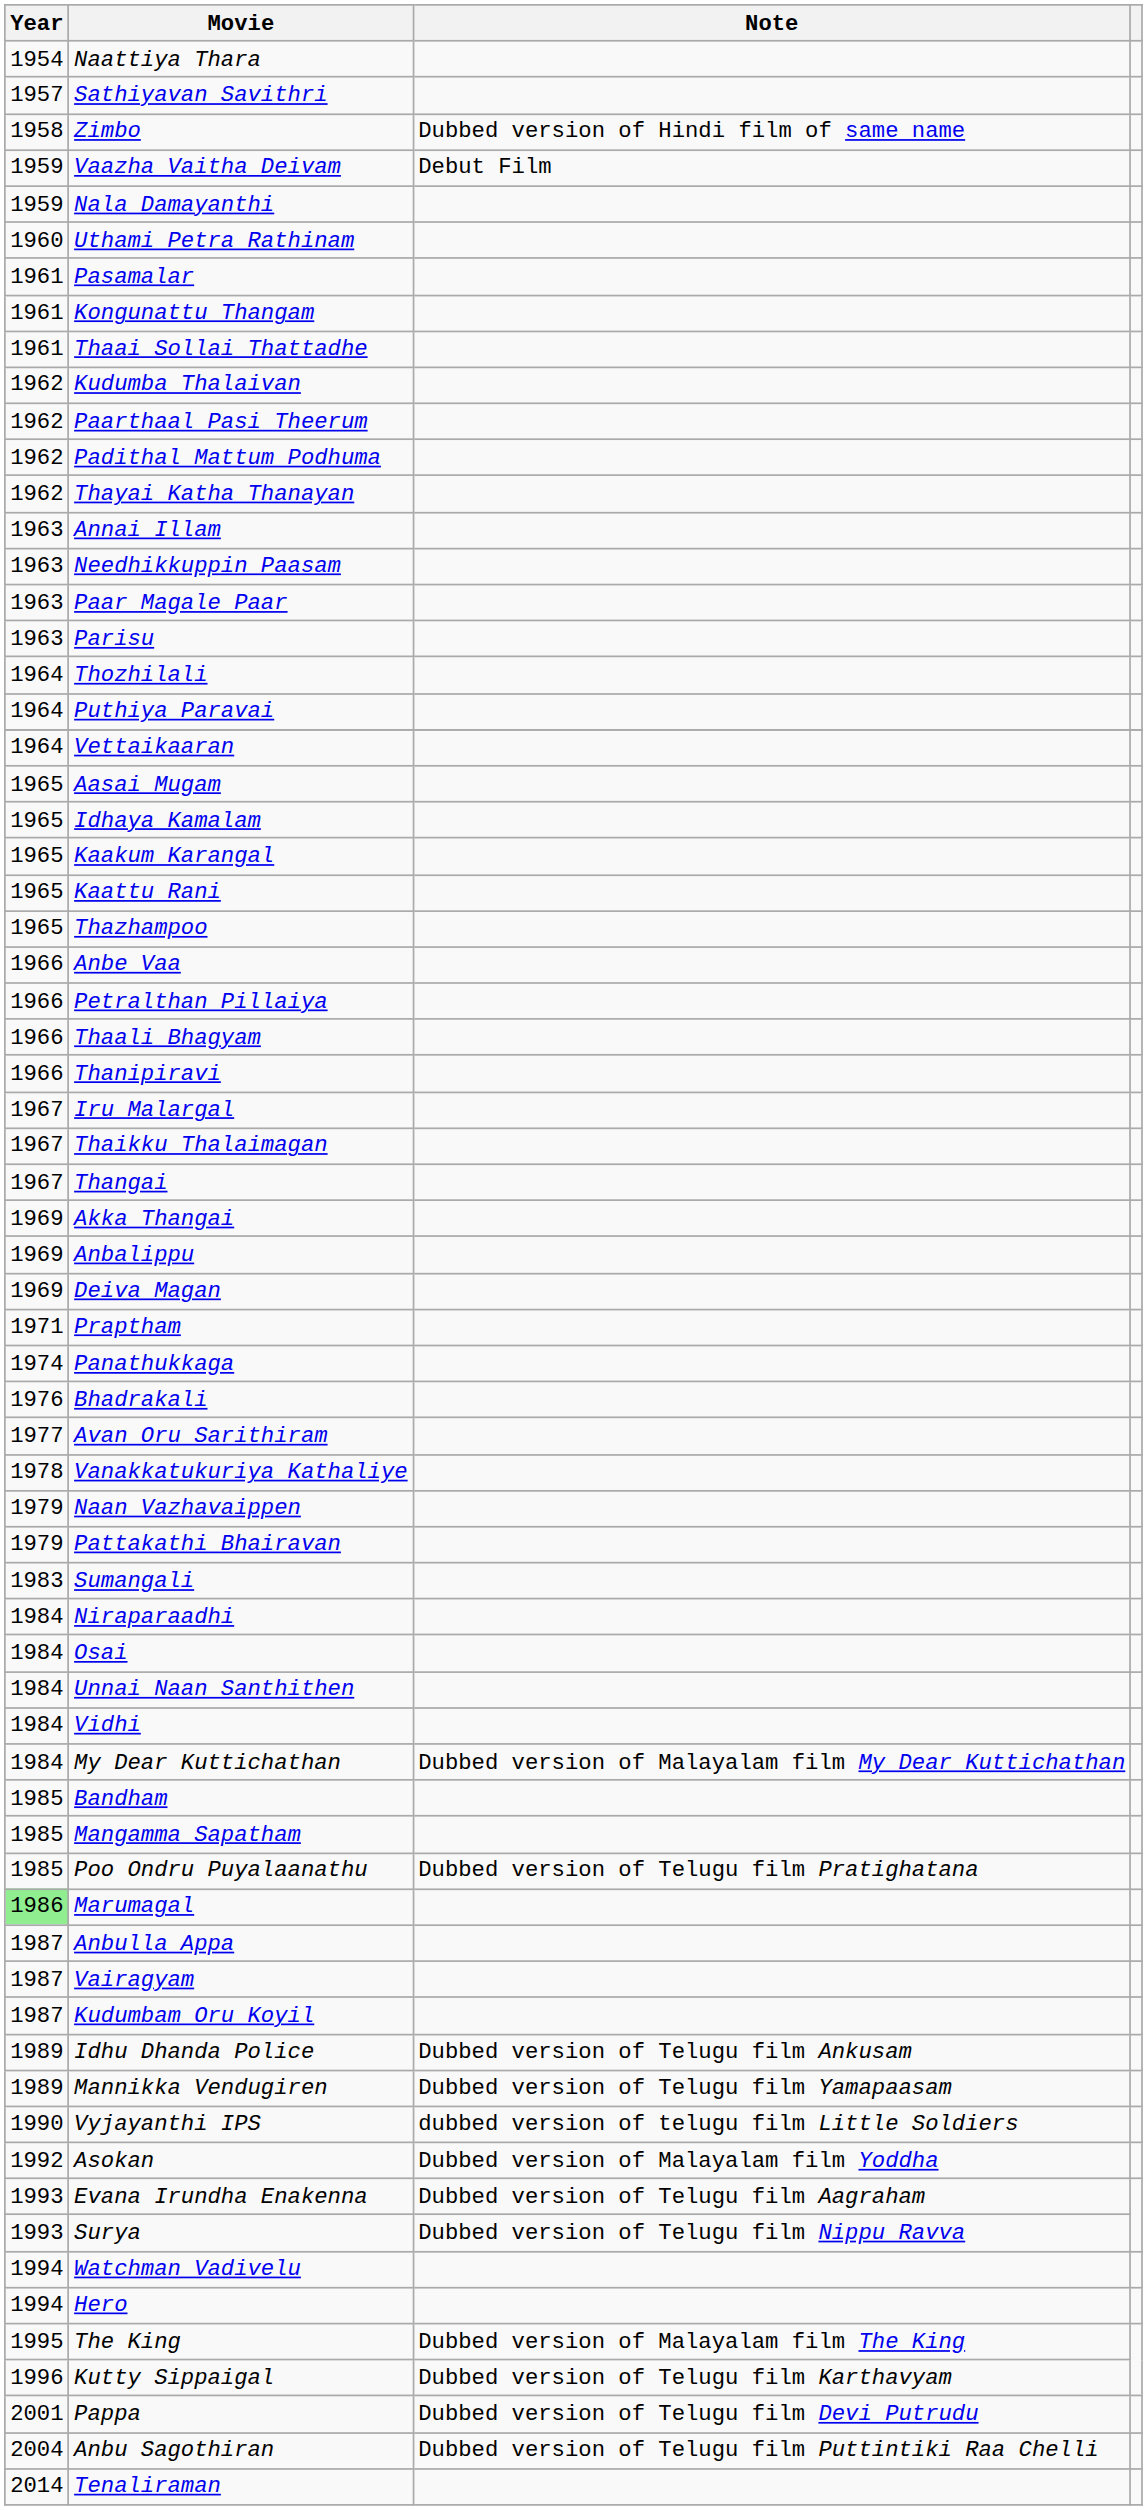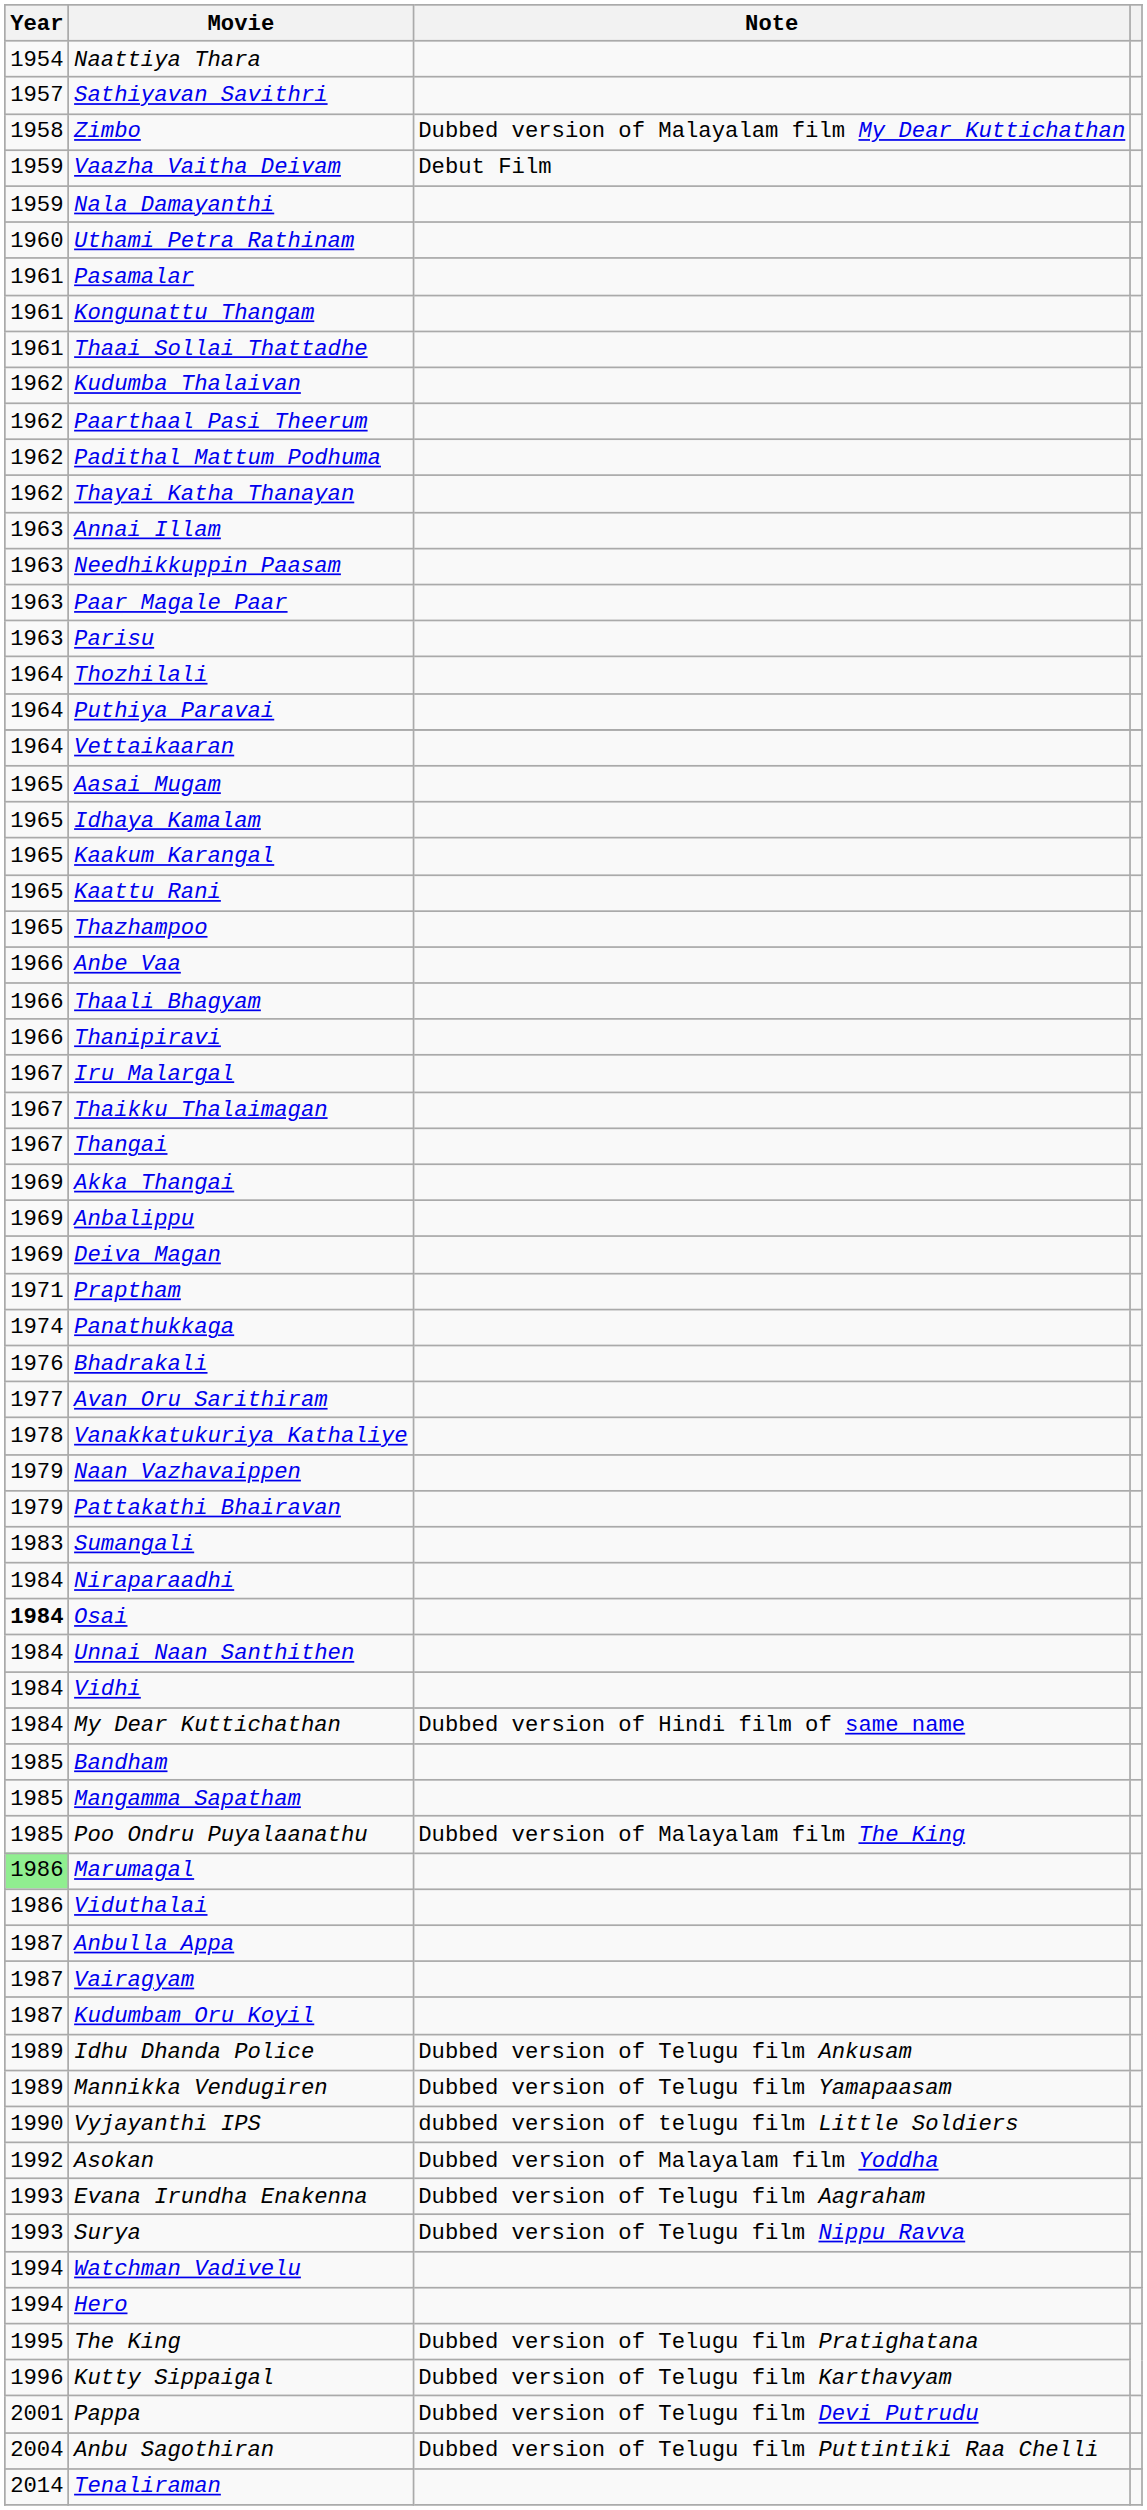(692, 132) Dubbed version of Hindi film of same name -> (772, 132) Dubbed version of Malayalam film My Dear Kuttichathan
- row: (201, 1001)
(37, 1653) normal -> (37, 1617) bold
(772, 1762) Dubbed version of Malayalam film My Dear Kuttichathan -> (692, 1726) Dubbed version of Hindi film of same name
(698, 1871) Dubbed version of Telugu film Pratighatana -> (692, 1835) Dubbed version of Malayalam film The King
+ row: (141, 1907)
(692, 2342) Dubbed version of Malayalam film The King -> (698, 2342) Dubbed version of Telugu film Pratighatana
